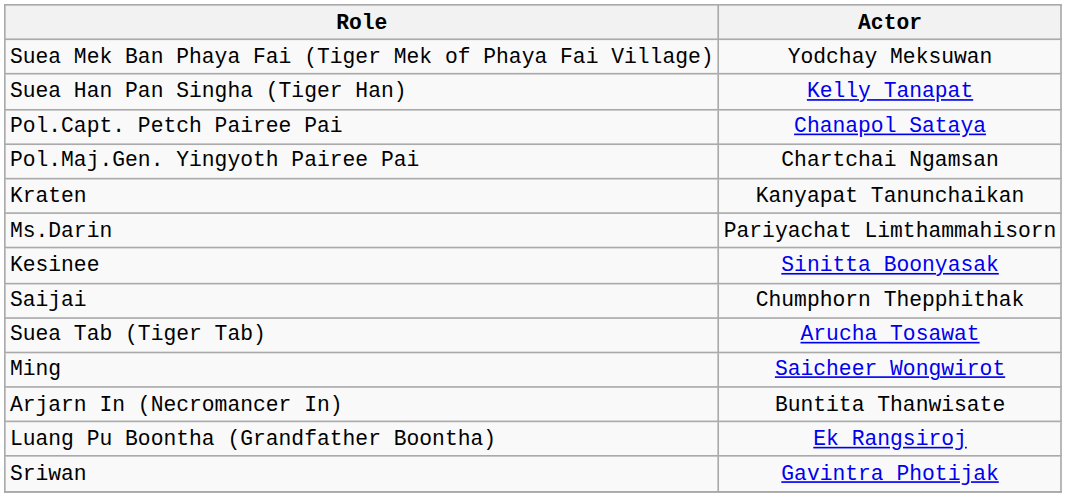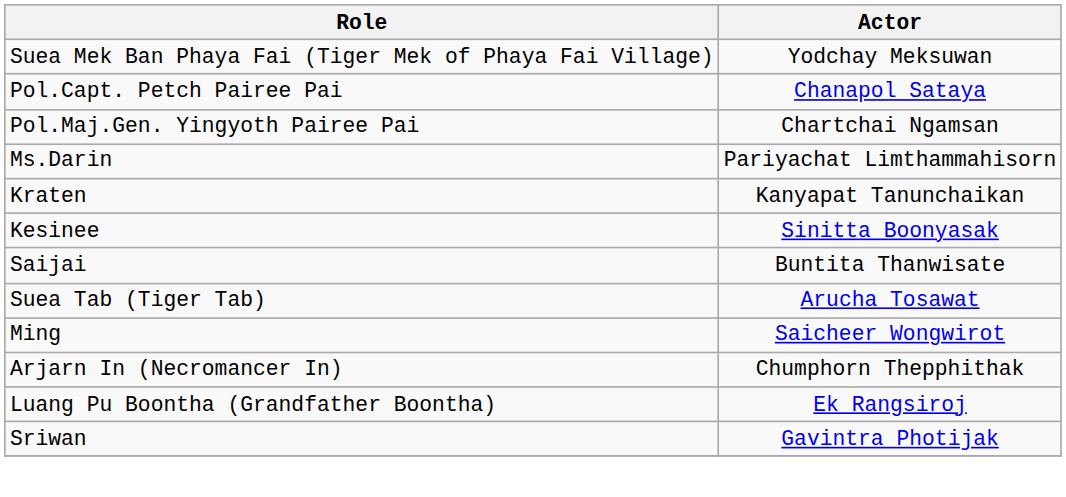- row: (208, 92)
rows swapped: (61, 231) <-> (48, 196)
(890, 300) Chumphorn Thepphithak -> (890, 265) Buntita Thanwisate
(890, 404) Buntita Thanwisate -> (890, 370) Chumphorn Thepphithak
